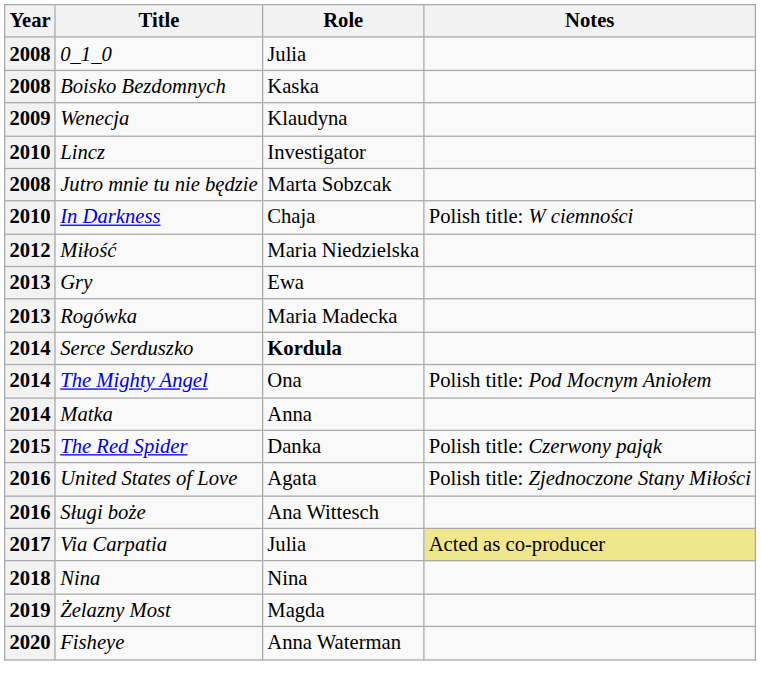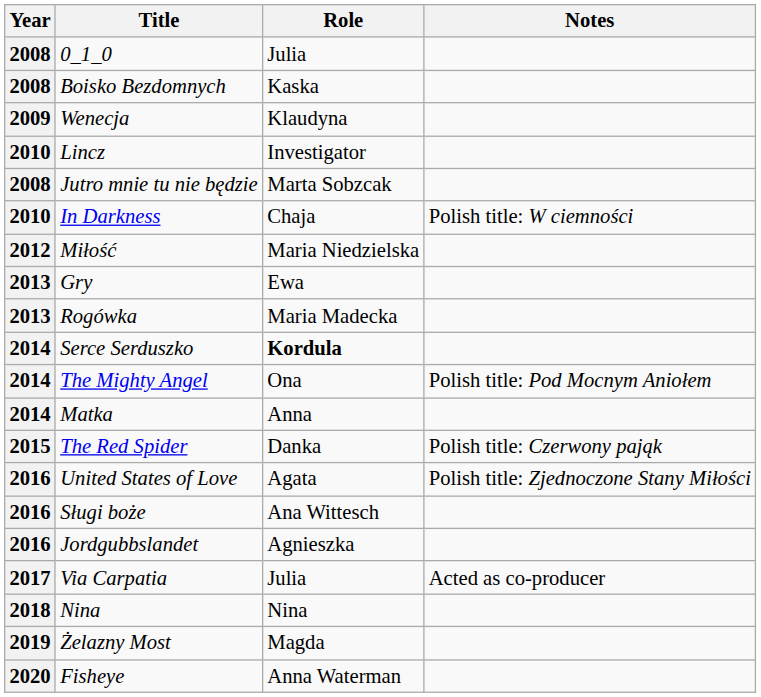+ row: (129, 544)
(517, 544) khaki background -> (517, 577) no background
